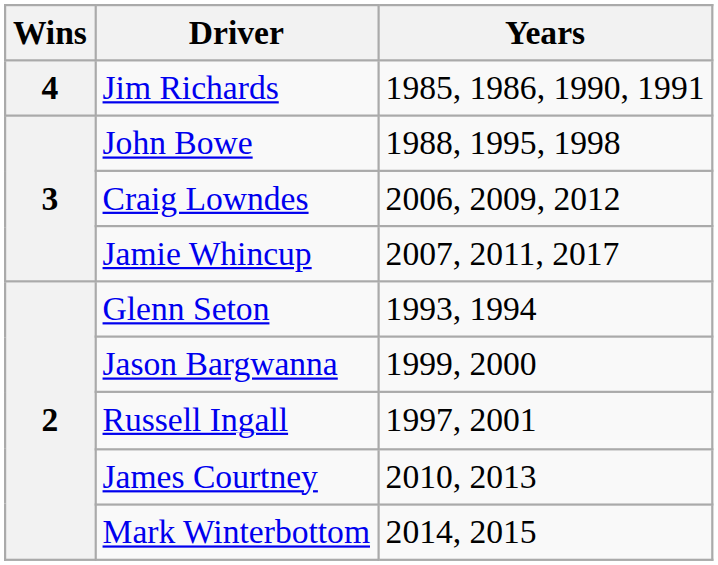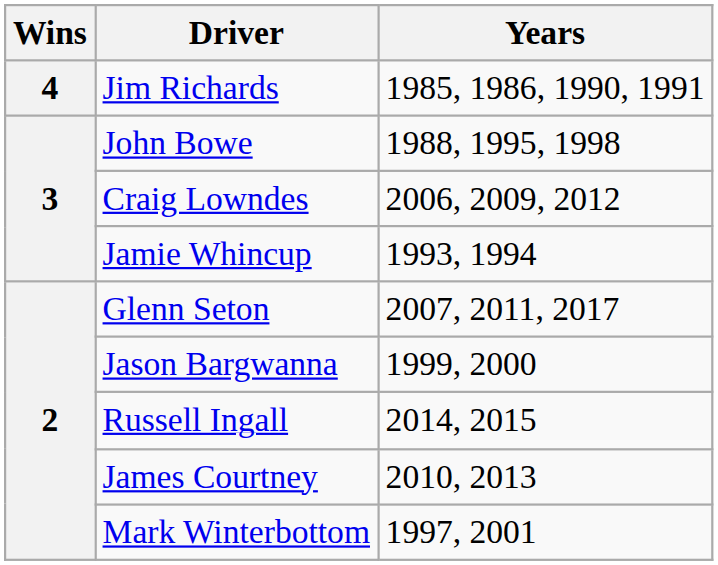(502, 253) 2007, 2011, 2017 -> (461, 253) 1993, 1994
(461, 309) 1993, 1994 -> (502, 309) 2007, 2011, 2017
(461, 420) 1997, 2001 -> (461, 420) 2014, 2015
(461, 530) 2014, 2015 -> (461, 530) 1997, 2001
